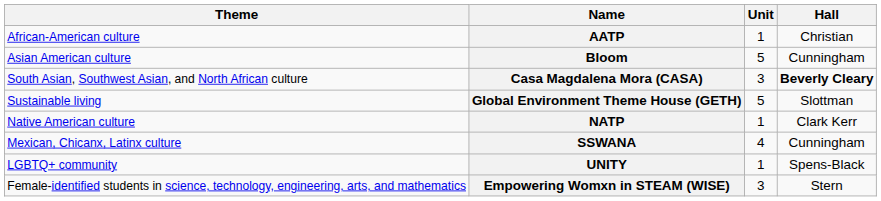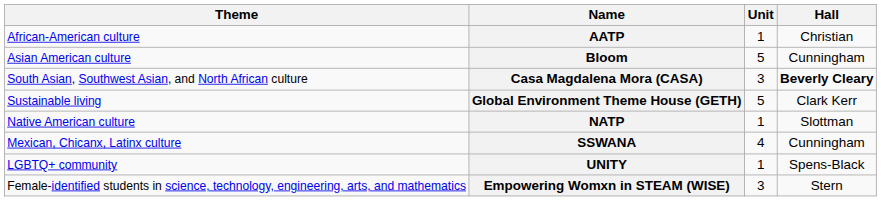(827, 100) Slottman -> (827, 100) Clark Kerr
(827, 121) Clark Kerr -> (827, 121) Slottman
